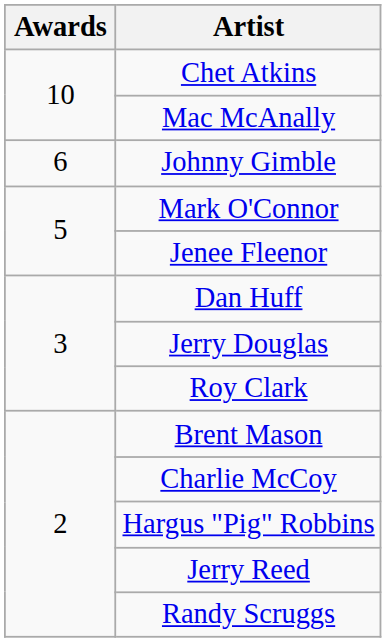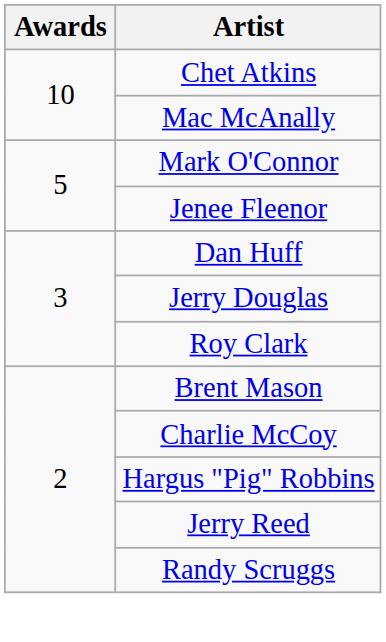- row: (249, 162)
